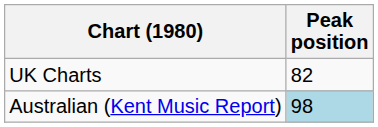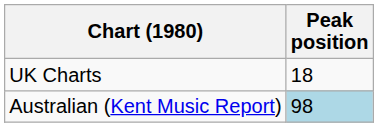(302, 74) 82 -> (302, 74) 18
